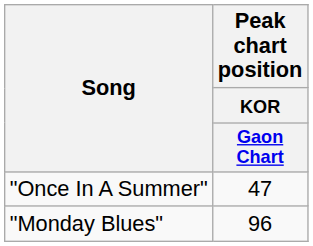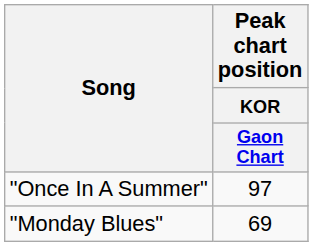(260, 189) 47 -> (260, 189) 97
(260, 223) 96 -> (260, 223) 69
